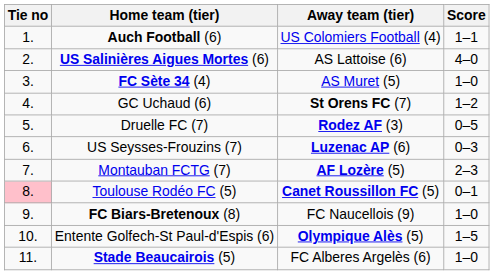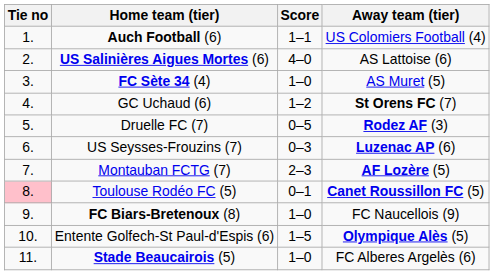columns swapped: (466, 15) <-> (361, 15)
